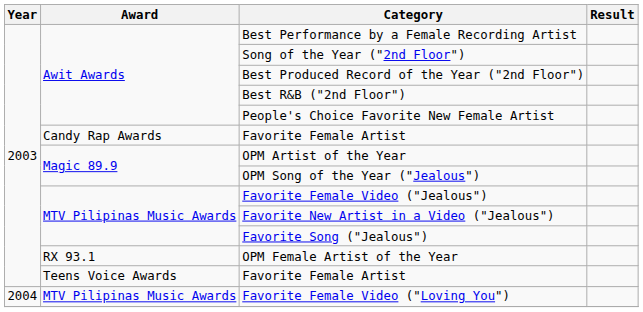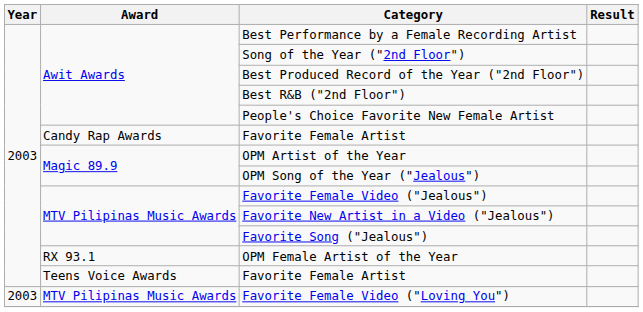(22, 296) 2004 -> (22, 296) 2003
